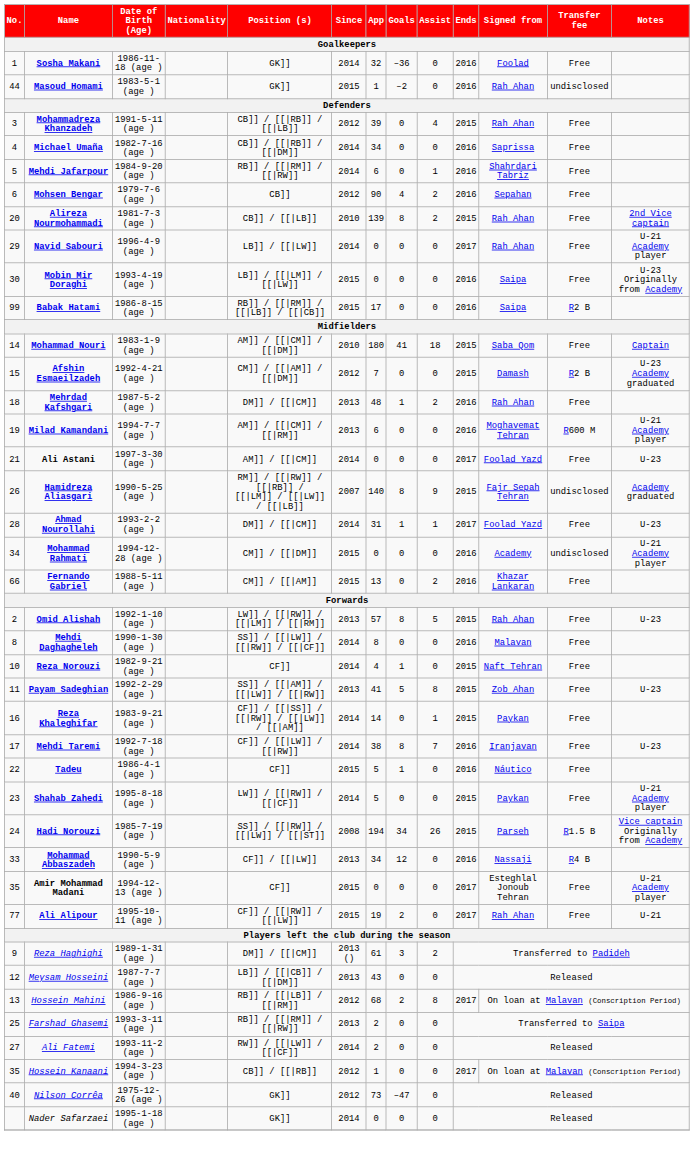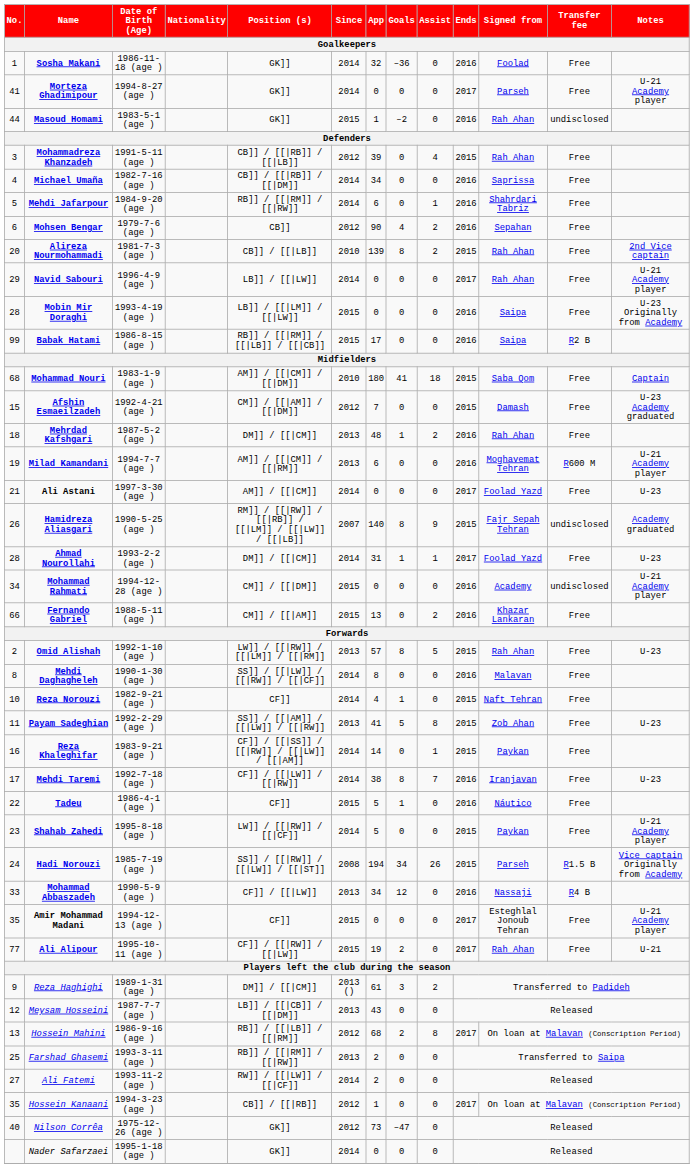+ row: (68, 92)
(15, 280) 30 -> (15, 313) 28
(15, 346) 14 -> (15, 379) 68
(579, 374) R2 B -> (579, 407) Free
